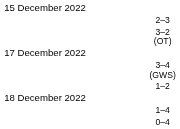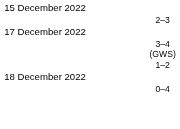- row: (69, 37)
- row: (69, 110)
